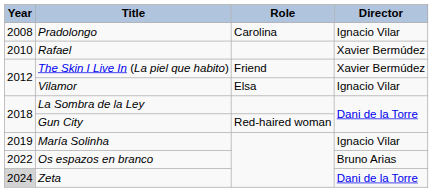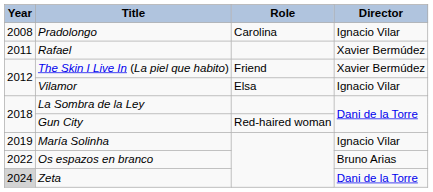(20, 50) 2010 -> (19, 50) 2011
